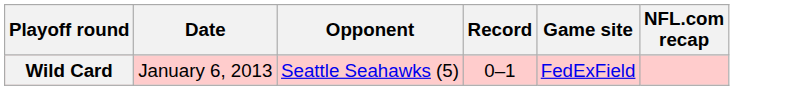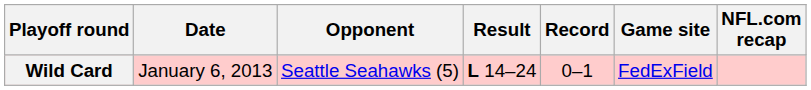+ column: (502, 29)
